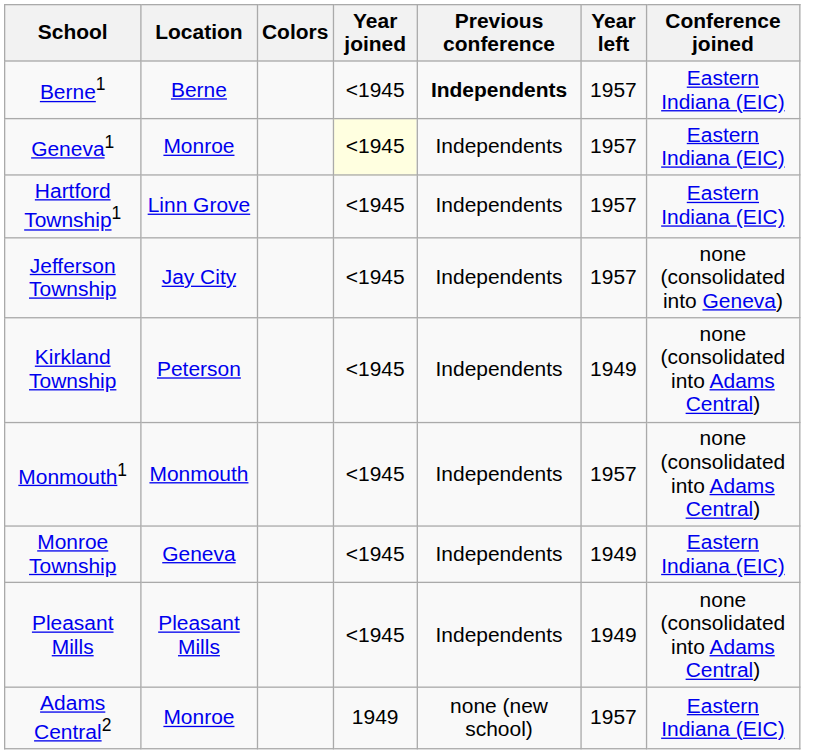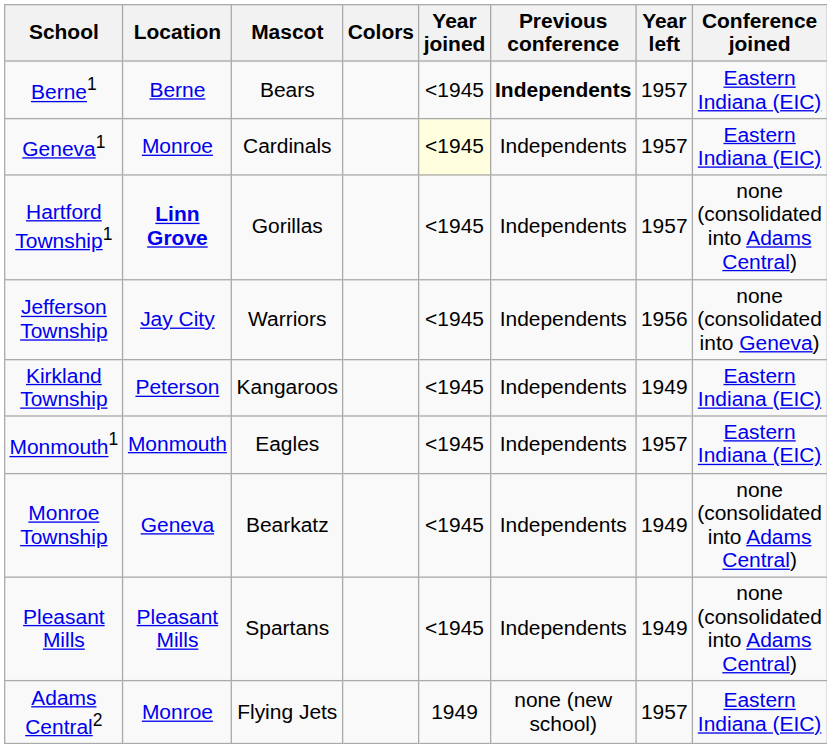+ column: (287, 32)
(199, 206) normal -> (177, 226) bold
(723, 206) Eastern Indiana (EIC) -> (760, 226) none (consolidated into Adams Central)
(613, 277) 1957 -> (664, 319) 1956
(723, 369) none (consolidated into Adams Central) -> (760, 387) Eastern Indiana (EIC)
(723, 473) none (consolidated into Adams Central) -> (760, 444) Eastern Indiana (EIC)
(723, 554) Eastern Indiana (EIC) -> (760, 524) none (consolidated into Adams Central)
